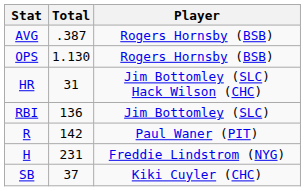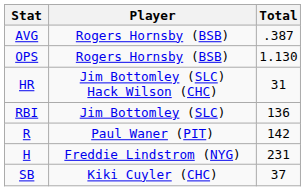columns swapped: (197, 15) <-> (71, 15)
